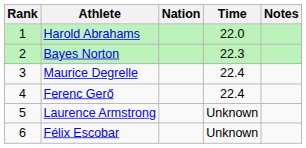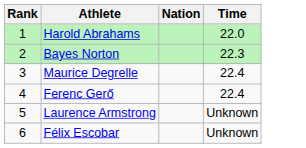- column: (281, 14)
